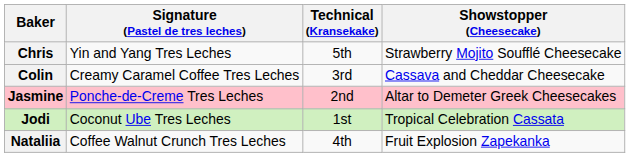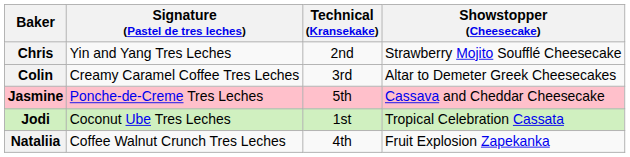(342, 53) 5th -> (342, 53) 2nd
(495, 75) Cassava and Cheddar Cheesecake -> (501, 75) Altar to Demeter Greek Cheesecakes
(342, 97) 2nd -> (342, 97) 5th
(501, 97) Altar to Demeter Greek Cheesecakes -> (495, 97) Cassava and Cheddar Cheesecake
